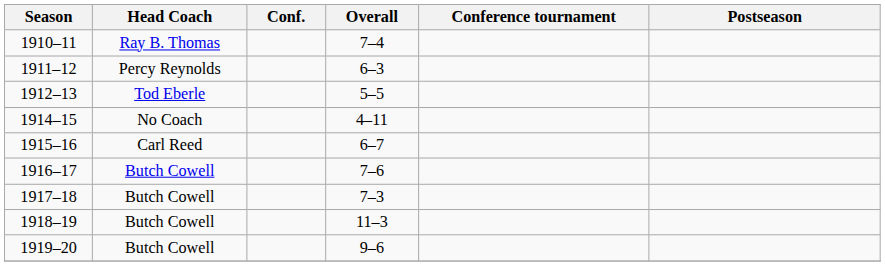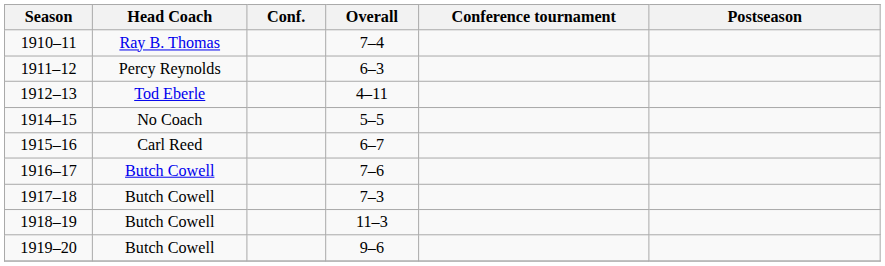(372, 94) 5–5 -> (372, 94) 4–11
(372, 119) 4–11 -> (372, 119) 5–5
